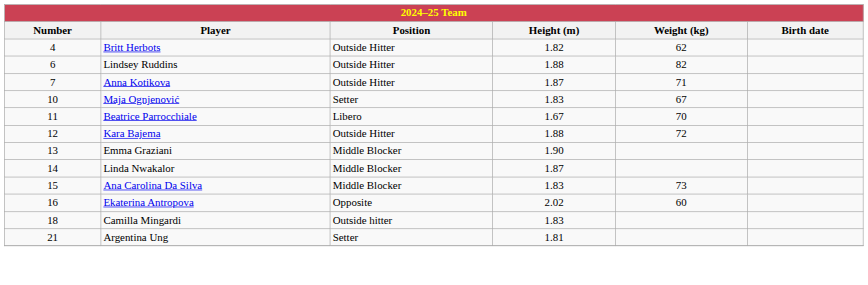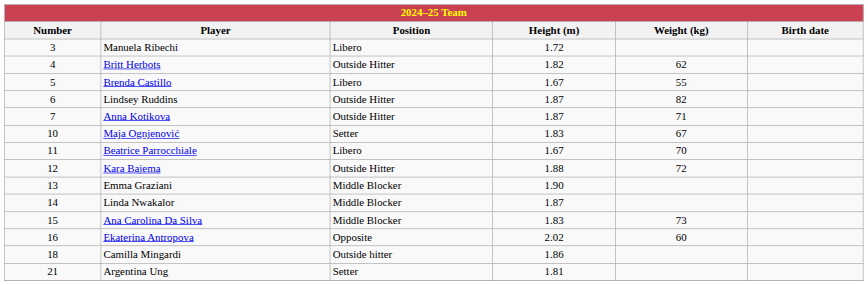+ row: (141, 47)
+ row: (137, 82)
(554, 64) 1.88 -> (554, 99) 1.87
(554, 220) 1.83 -> (554, 254) 1.86
